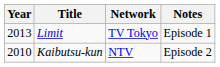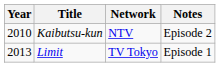rows swapped: (70, 52) <-> (50, 33)
